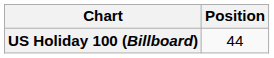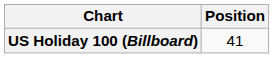(235, 40) 44 -> (235, 40) 41
